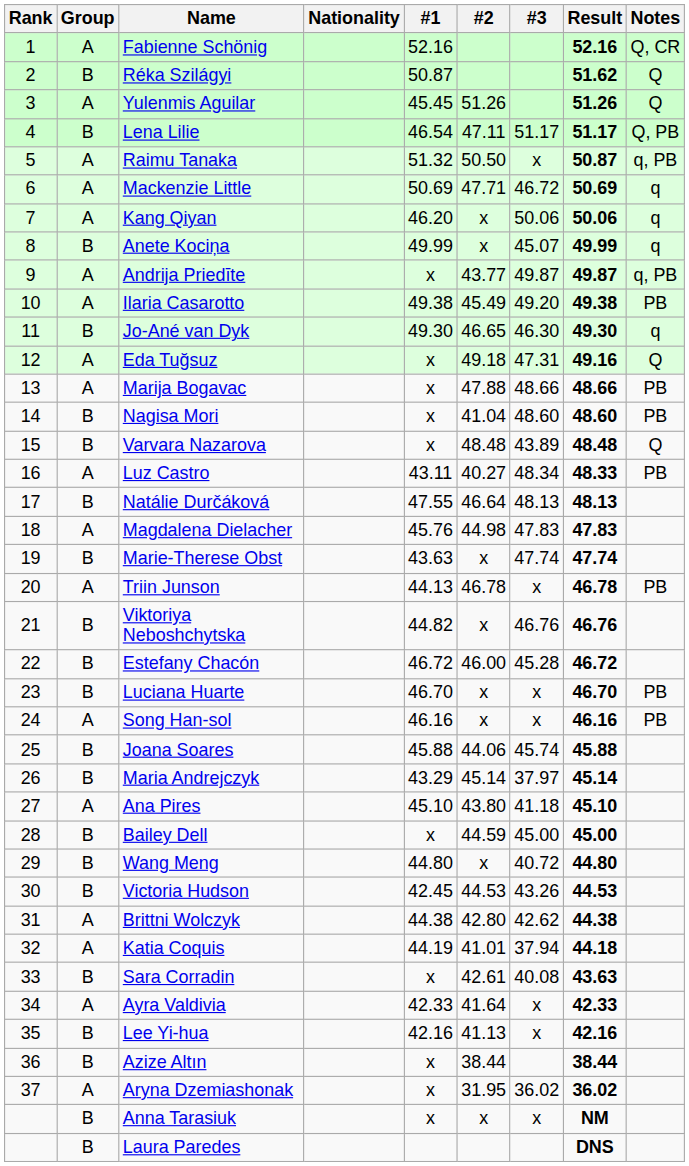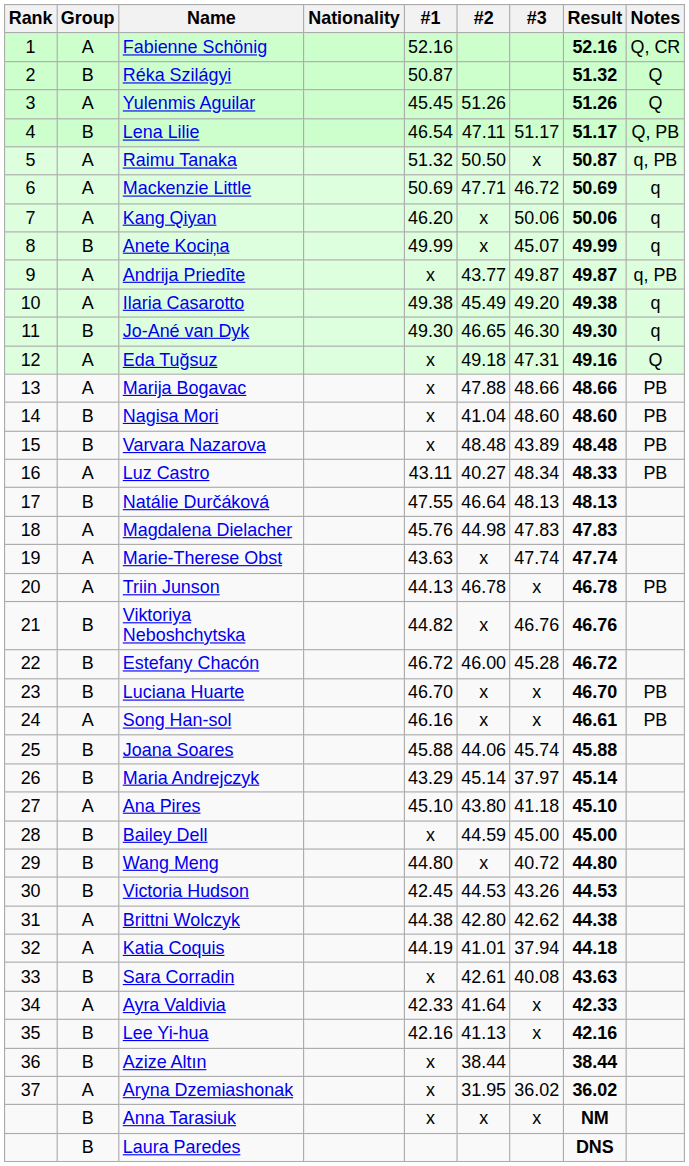(595, 75) 51.62 -> (595, 75) 51.32
(655, 302) PB -> (655, 302) q
(655, 445) Q -> (655, 445) PB
(88, 558) B -> (88, 558) A
(595, 720) 46.16 -> (595, 720) 46.61
